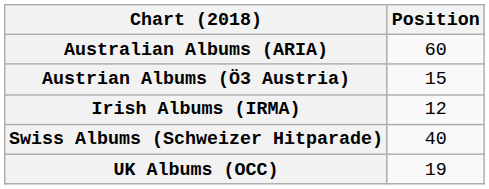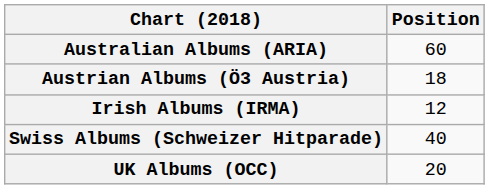(436, 79) 15 -> (436, 79) 18
(436, 169) 19 -> (436, 169) 20
